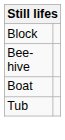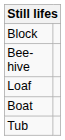+ row: (19, 86)
